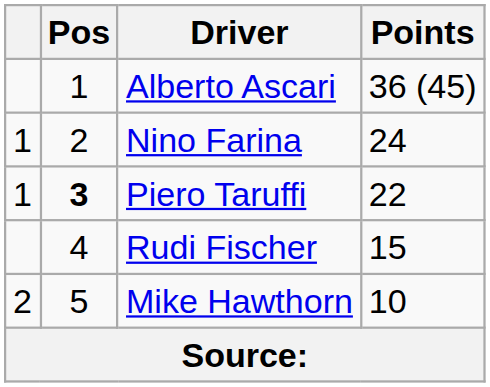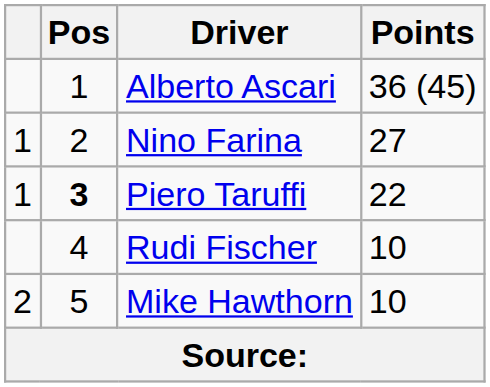(388, 140) 24 -> (388, 140) 27
(388, 248) 15 -> (388, 248) 10
